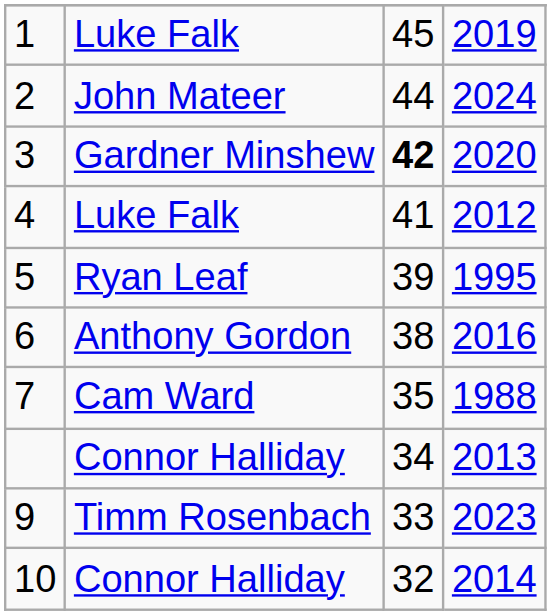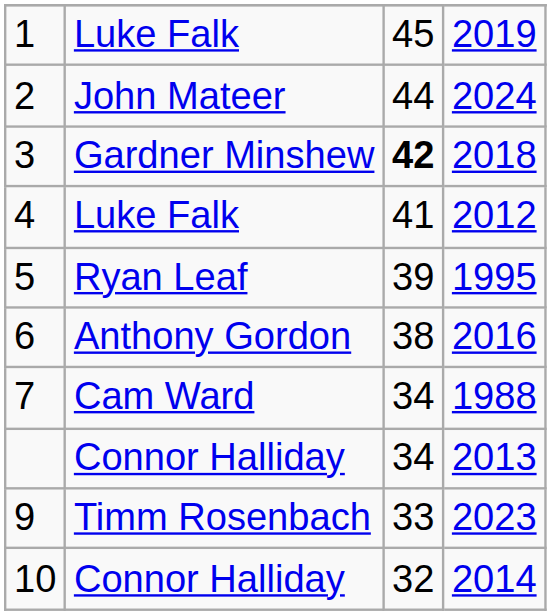(494, 155) 2020 -> (494, 155) 2018
(413, 397) 35 -> (413, 397) 34
